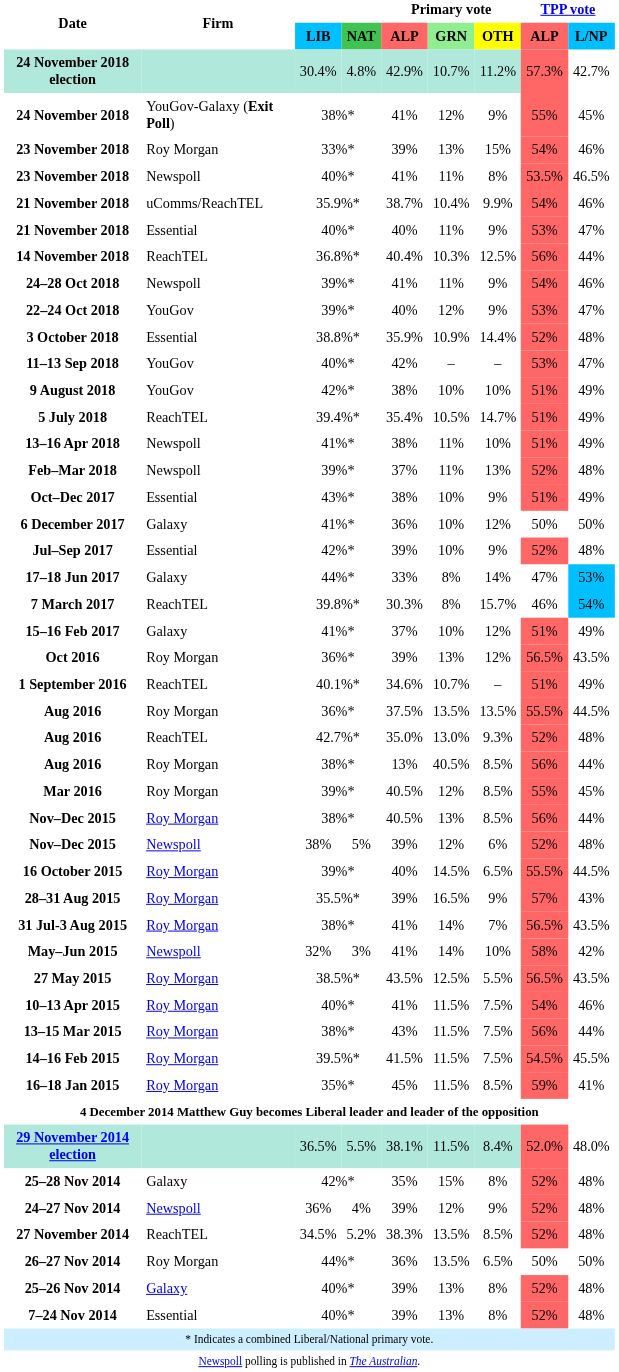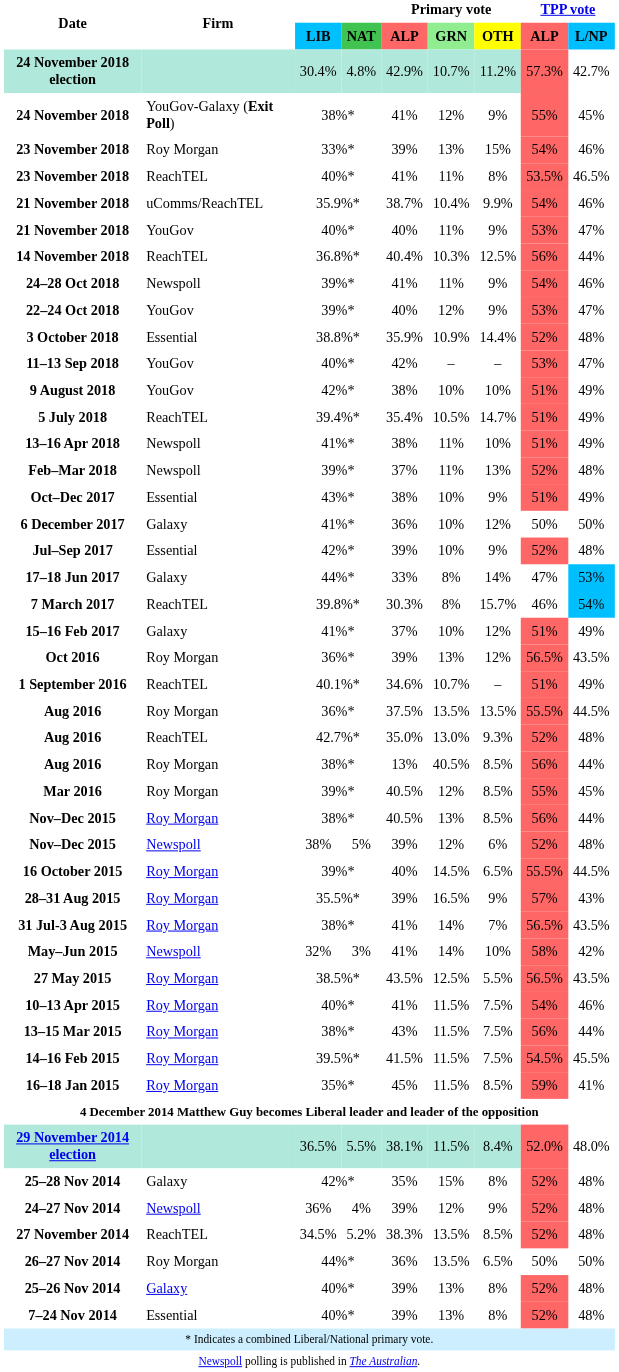(173, 176) Newspoll -> (177, 176) ReachTEL
(172, 230) Essential -> (170, 230) YouGov
